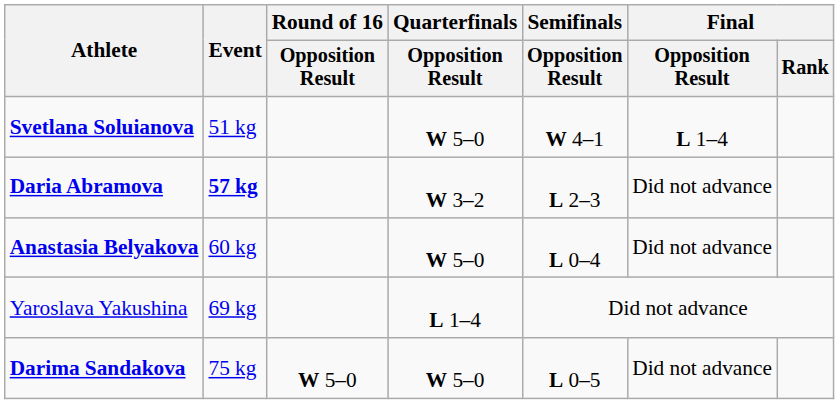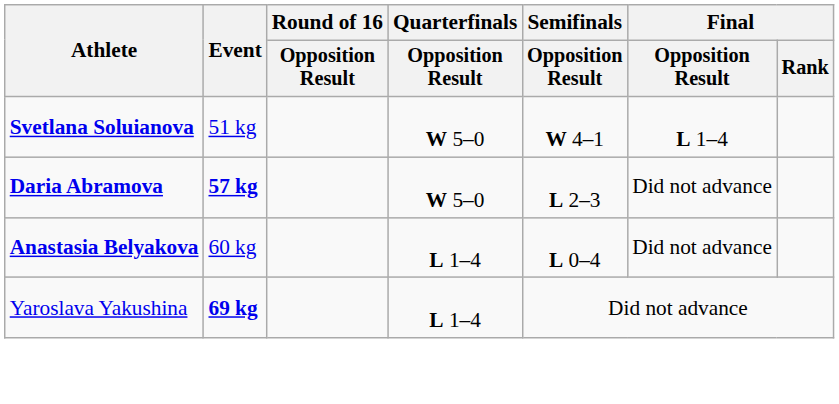(455, 200) W 3–2 -> (455, 200) W 5–0
(455, 260) W 5–0 -> (455, 260) L 1–4
(232, 308) normal -> (233, 308) bold
- row: (98, 368)
